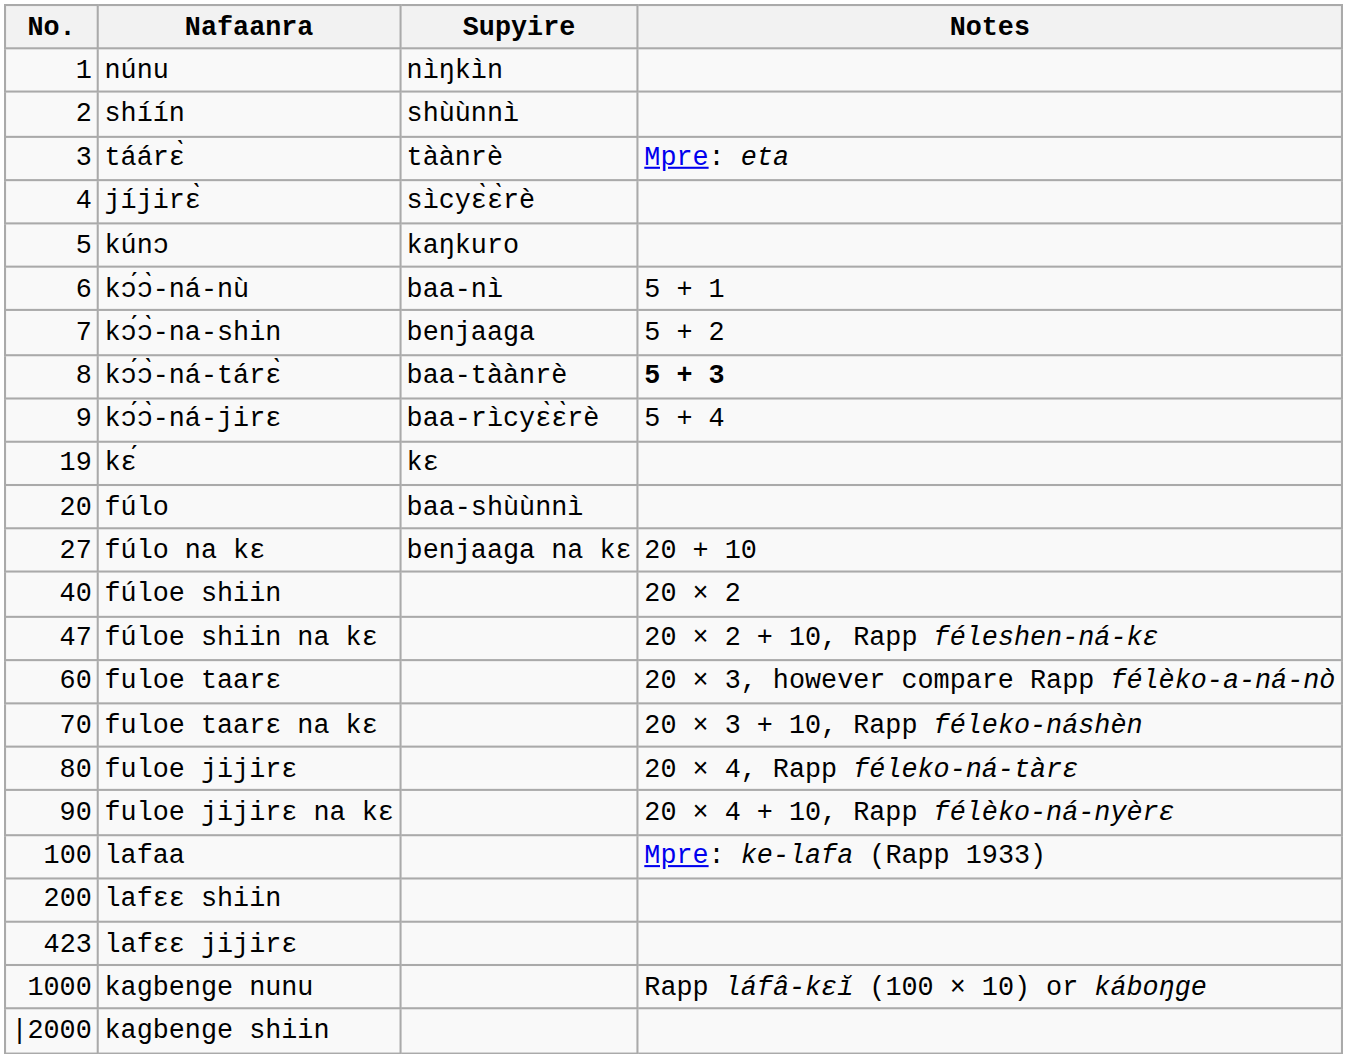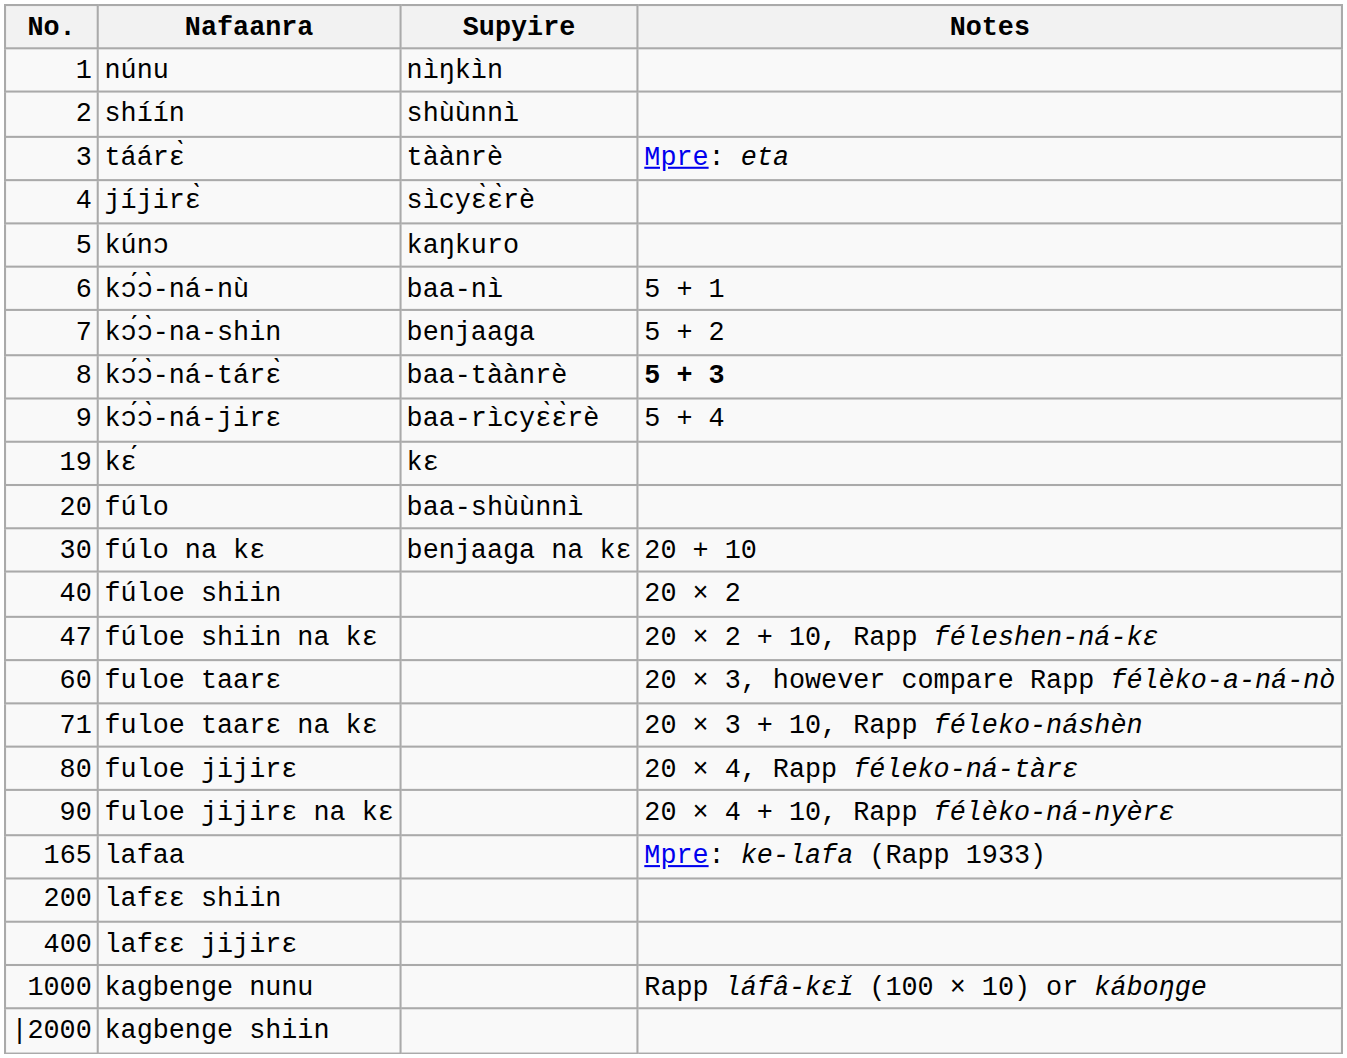(76, 551) 27 -> (76, 551) 30
(76, 725) 70 -> (76, 725) 71
(68, 856) 100 -> (68, 856) 165
(68, 943) 423 -> (68, 943) 400
